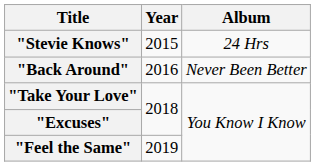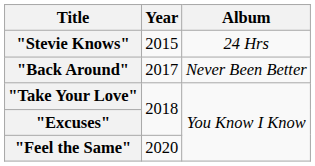(162, 69) 2016 -> (162, 69) 2017
(162, 148) 2019 -> (162, 148) 2020
